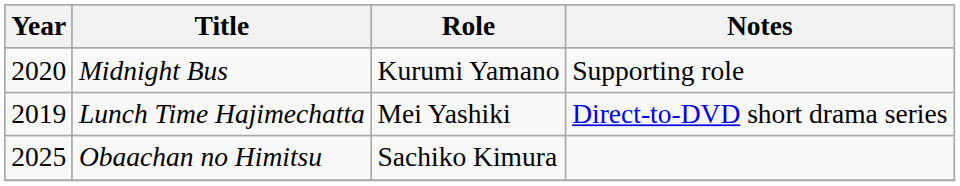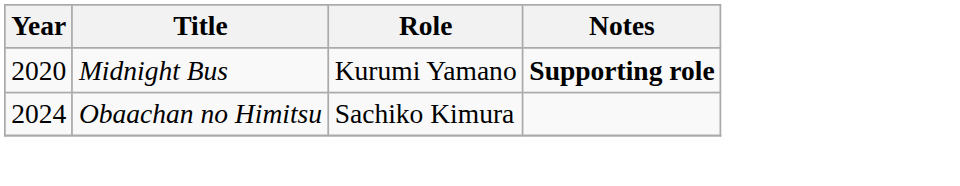(658, 69) normal -> (622, 69) bold
- row: (222, 113)
(39, 157) 2025 -> (39, 113) 2024
